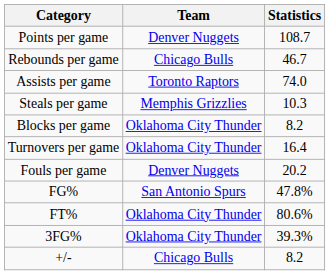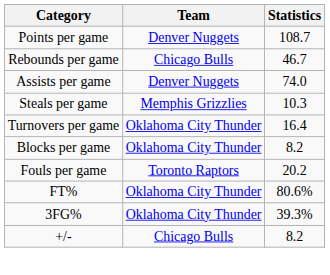(194, 81) Toronto Raptors -> (194, 81) Denver Nuggets
rows swapped: (63, 125) <-> (63, 147)
(194, 170) Denver Nuggets -> (194, 170) Toronto Raptors
- row: (63, 192)
